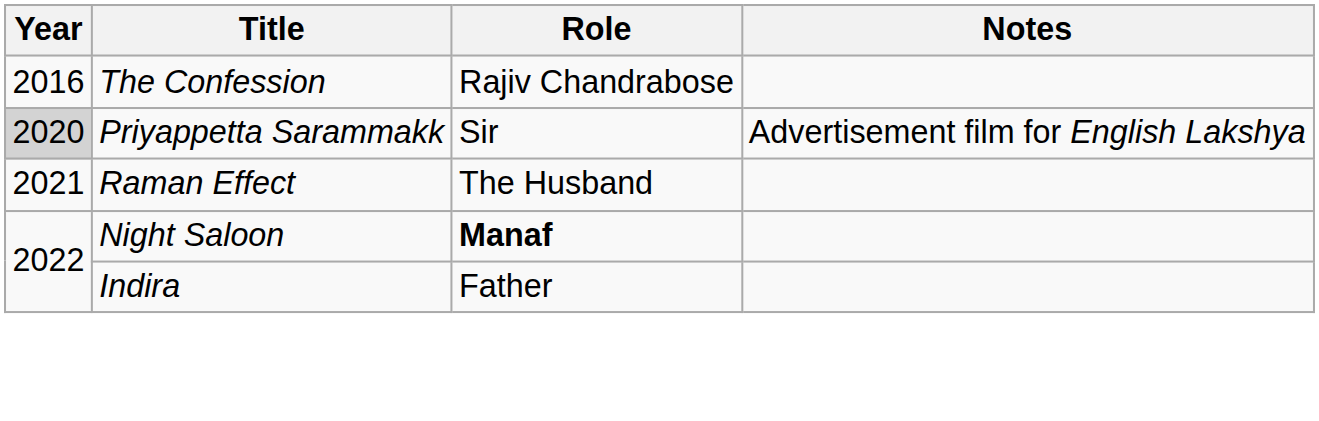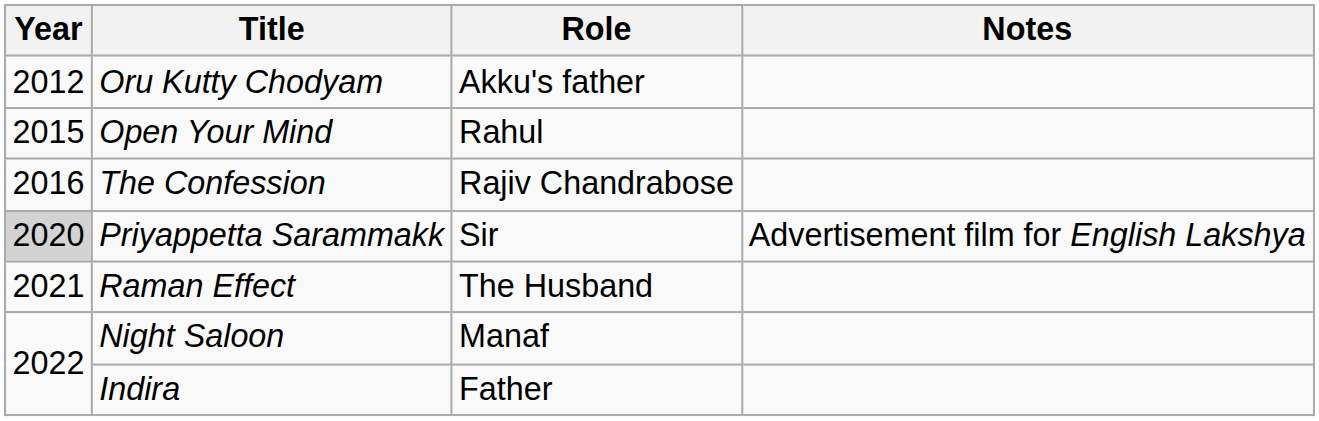+ row: (241, 81)
+ row: (216, 132)
(506, 235) bold -> (504, 337) normal
